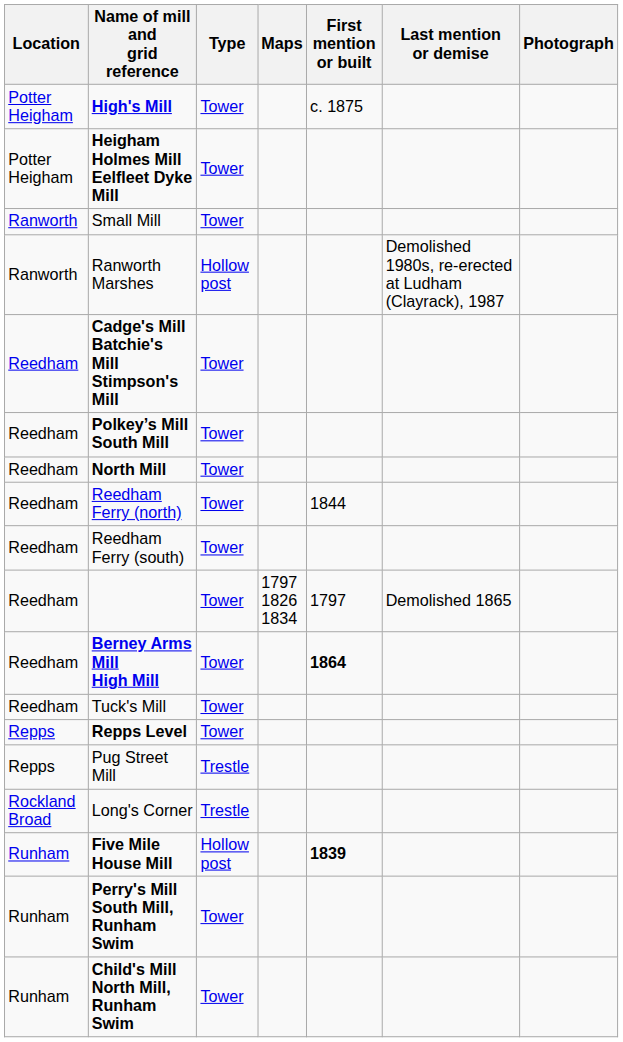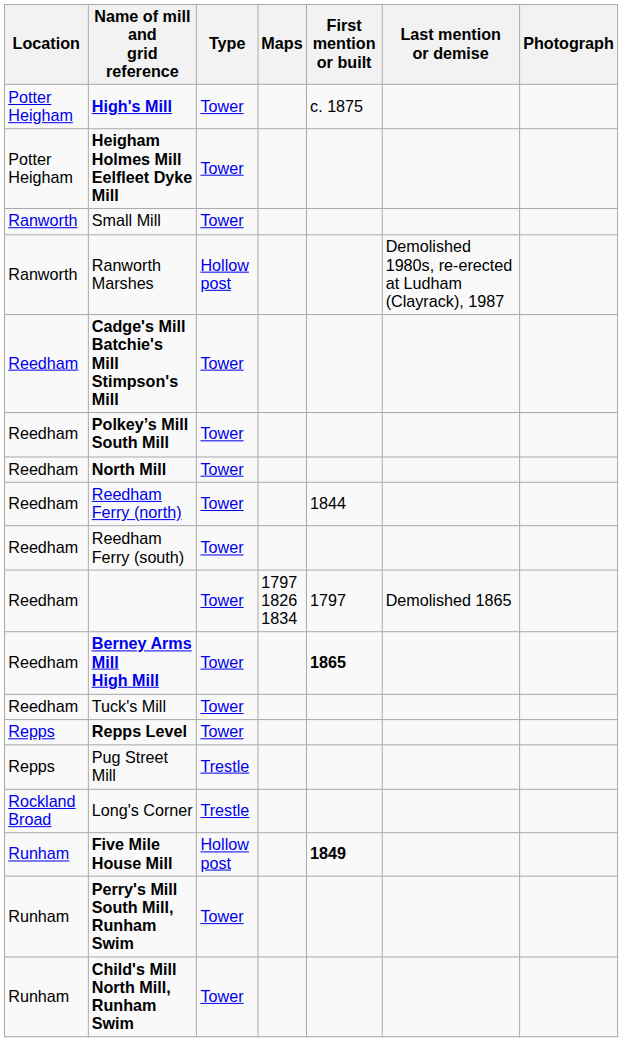(328, 662) 1864 -> (328, 662) 1865
(328, 854) 1839 -> (328, 854) 1849
